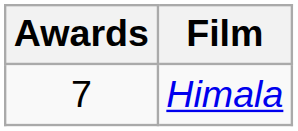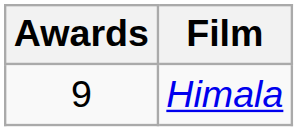(81, 93) 7 -> (81, 93) 9
